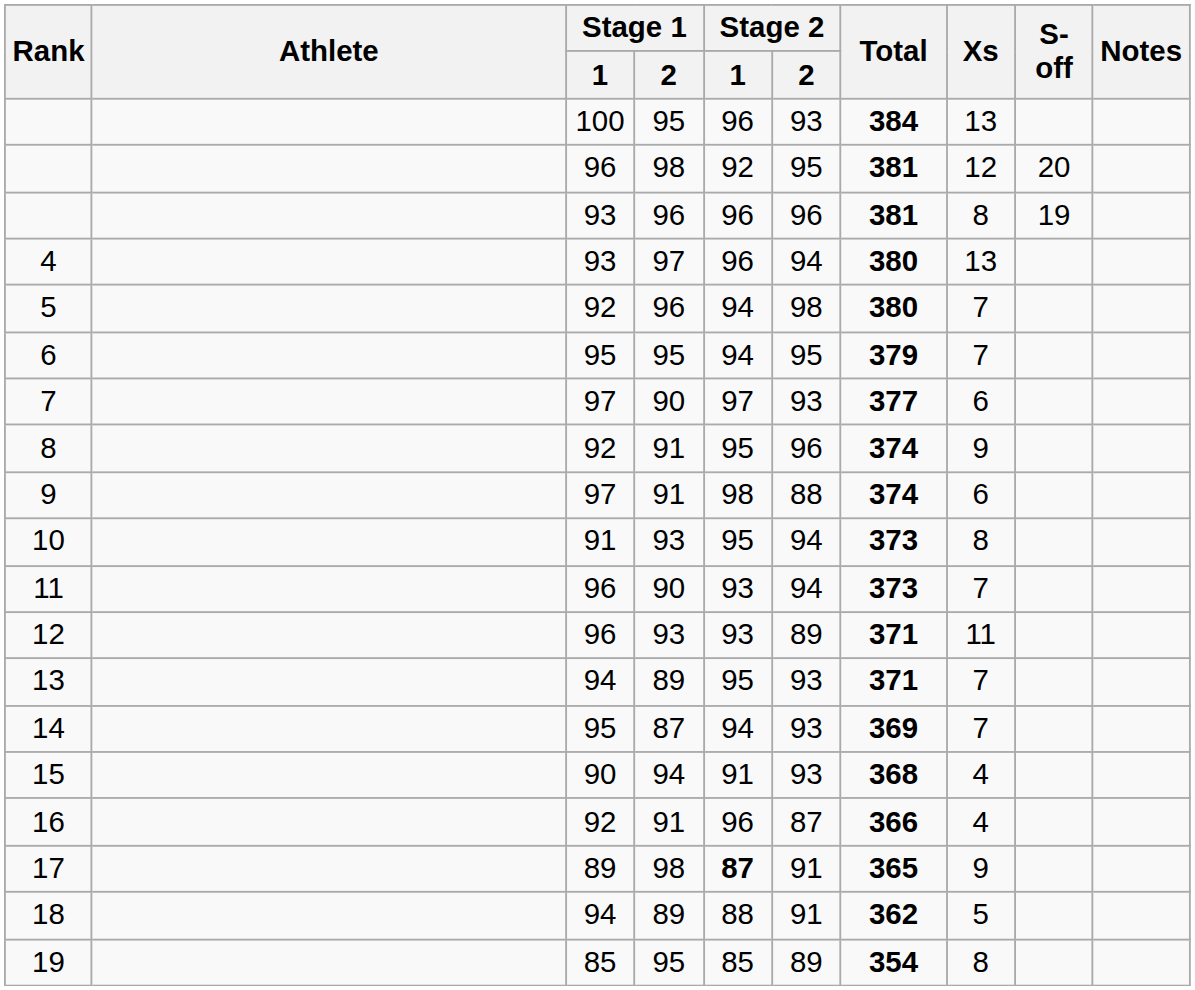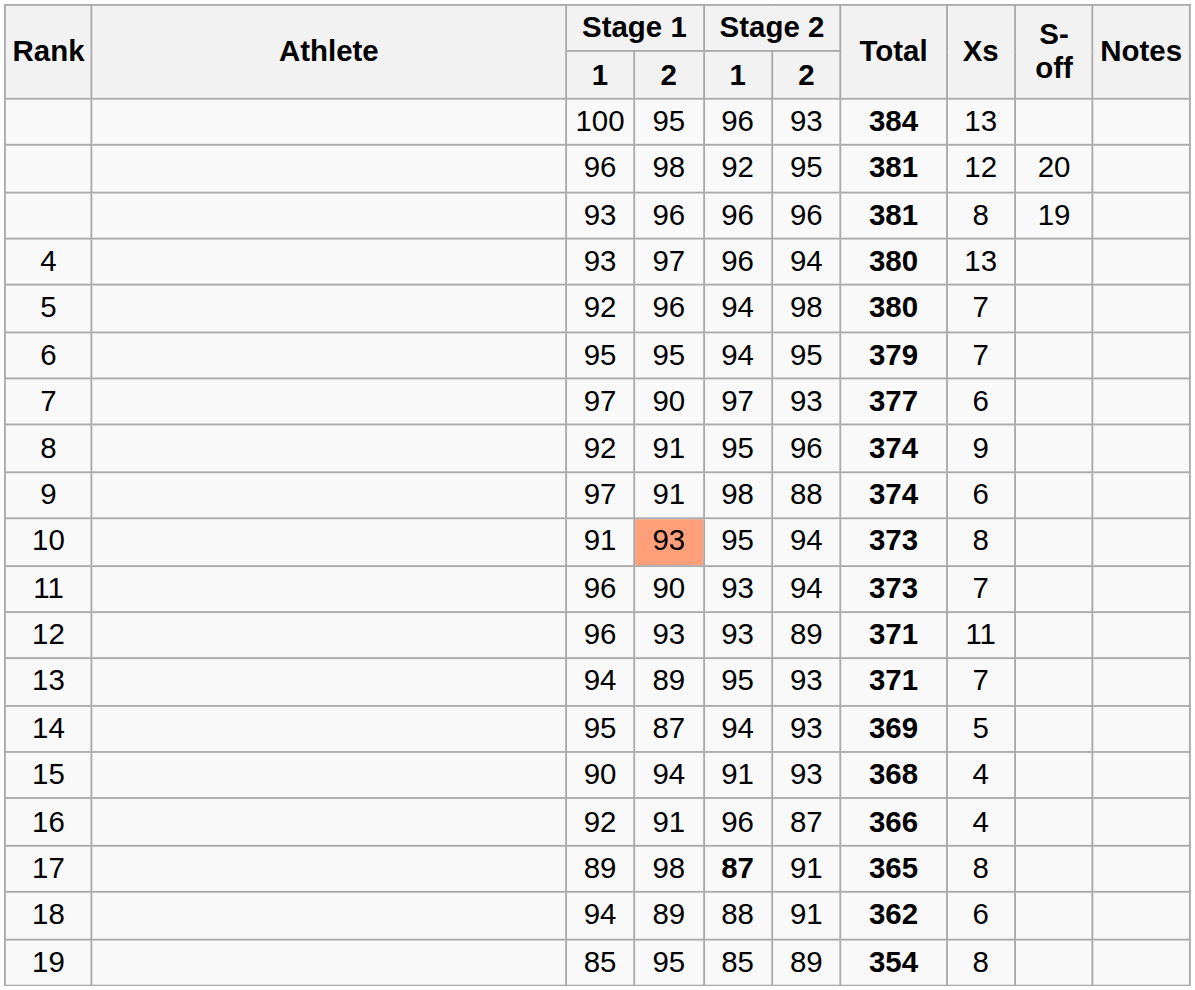(669, 541) no background -> (669, 541) lightsalmon background
(981, 728) 7 -> (981, 728) 5
(981, 868) 9 -> (981, 868) 8
(981, 914) 5 -> (981, 914) 6
